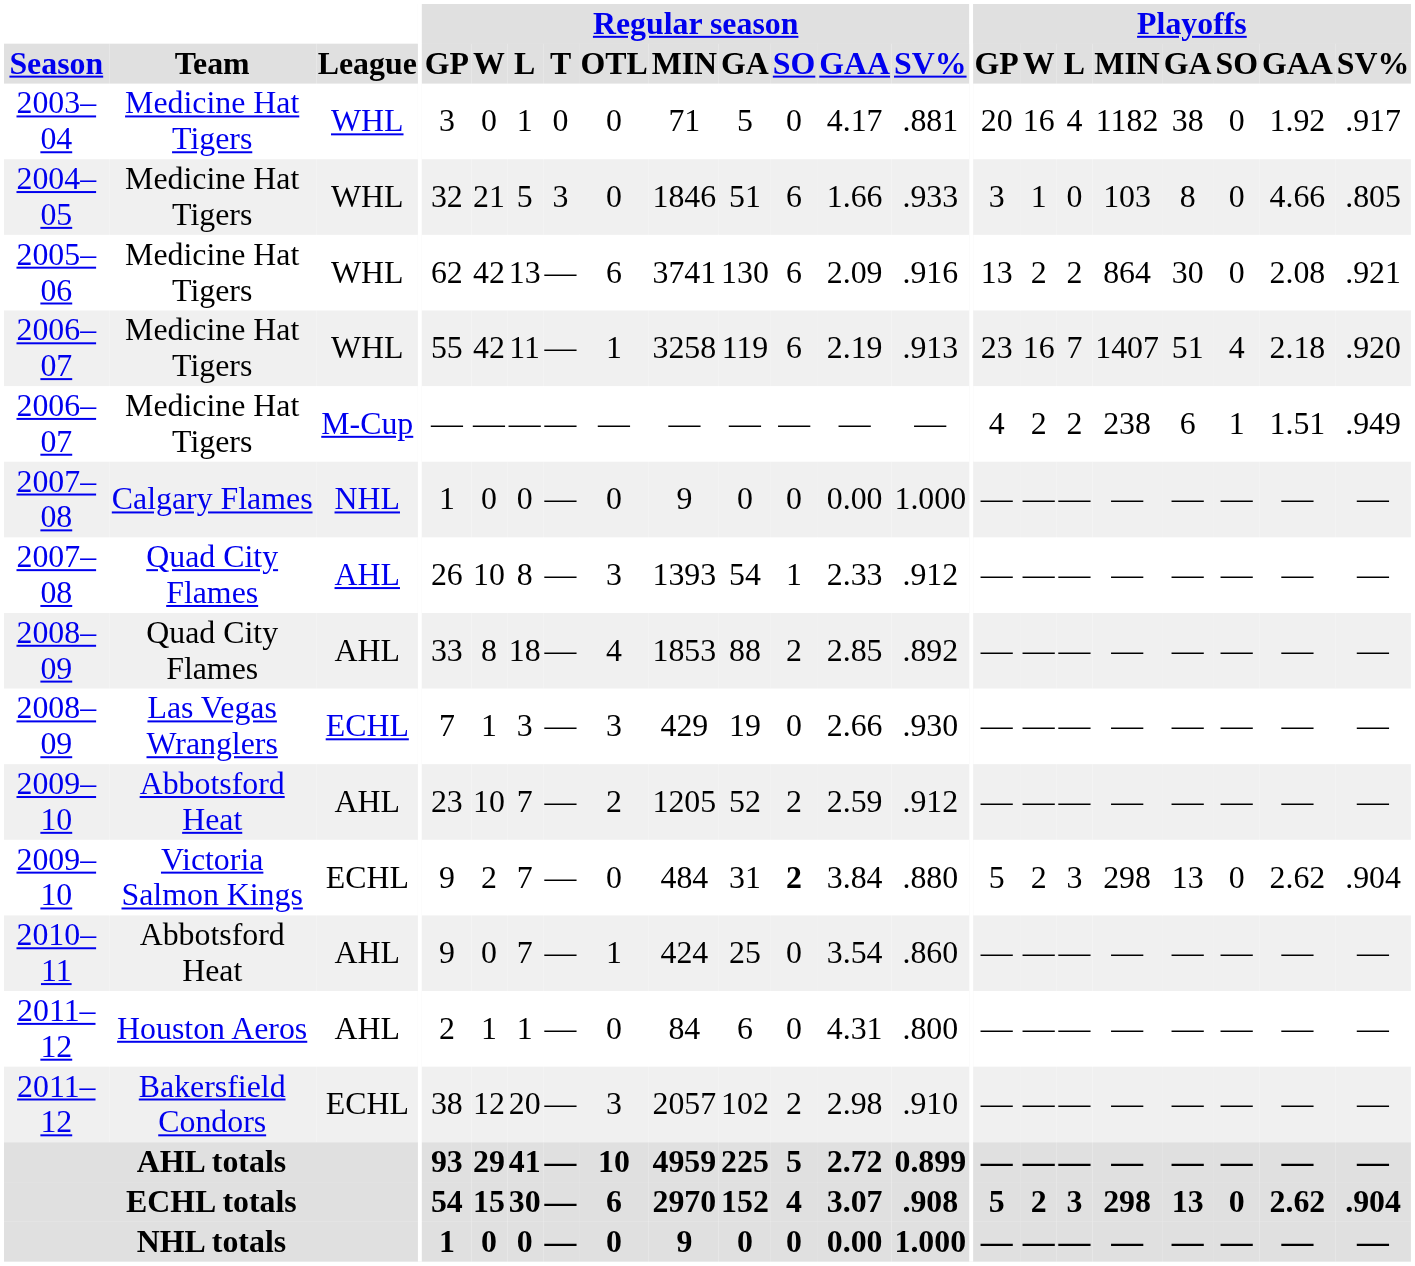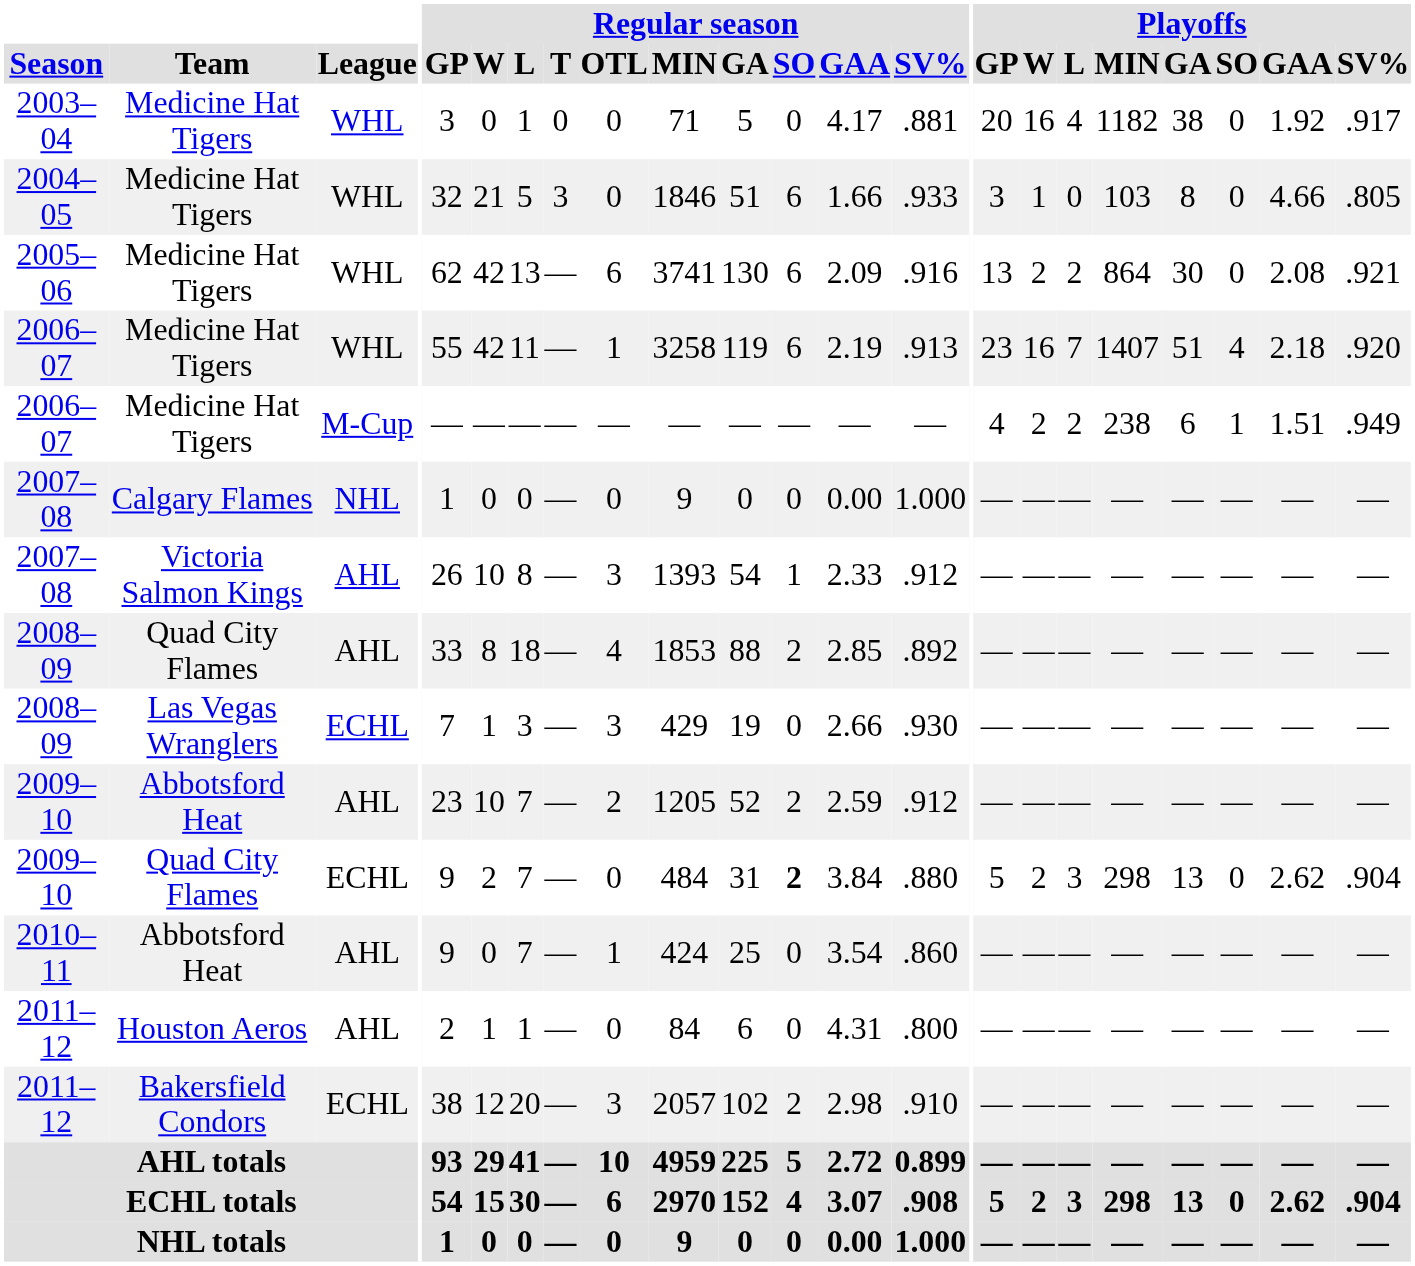(212, 574) Quad City Flames -> (212, 574) Victoria Salmon Kings
(212, 877) Victoria Salmon Kings -> (212, 877) Quad City Flames
